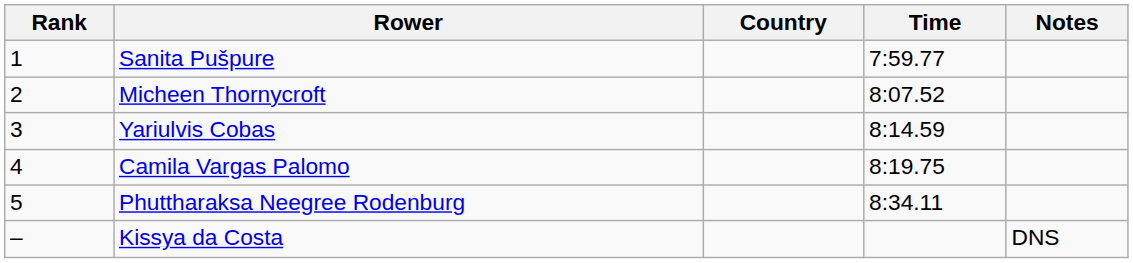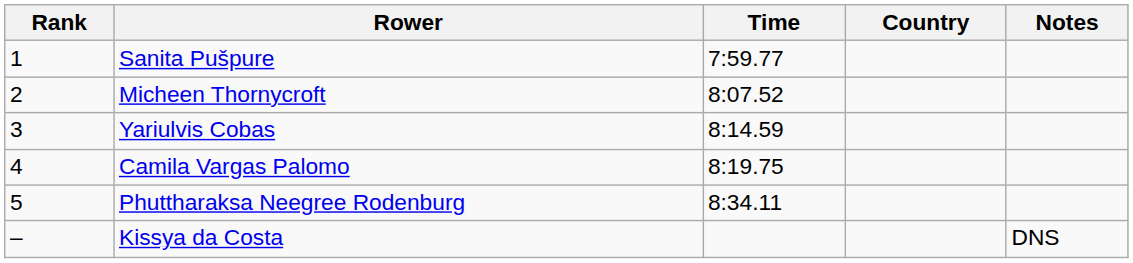columns swapped: (783, 22) <-> (935, 22)
